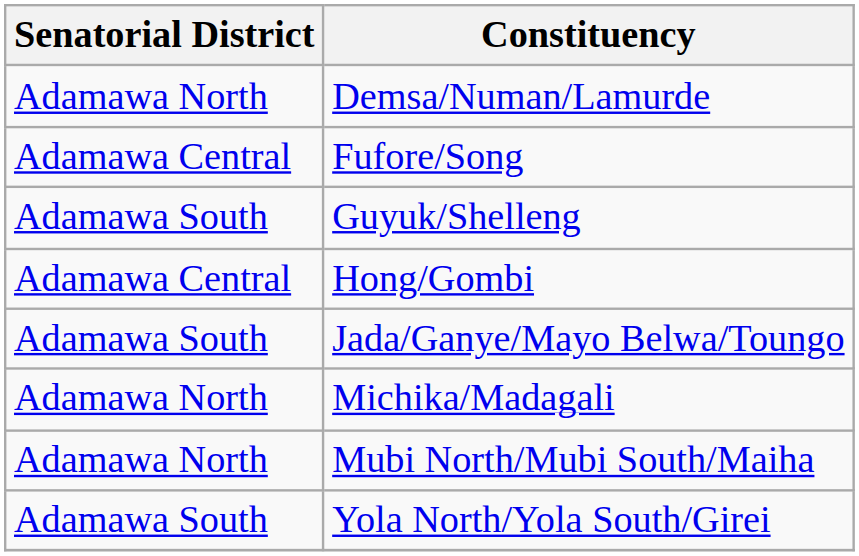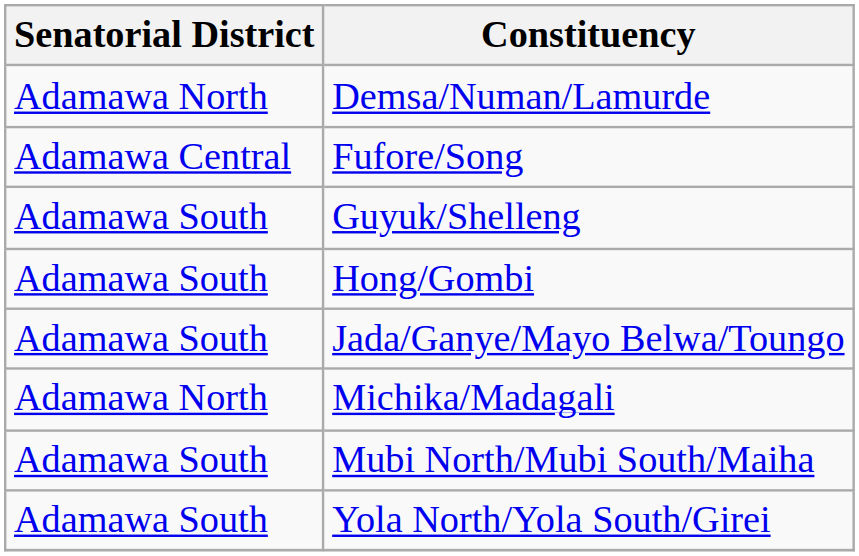(153, 277) Adamawa Central -> (141, 277) Adamawa South
(141, 459) Adamawa North -> (141, 459) Adamawa South
